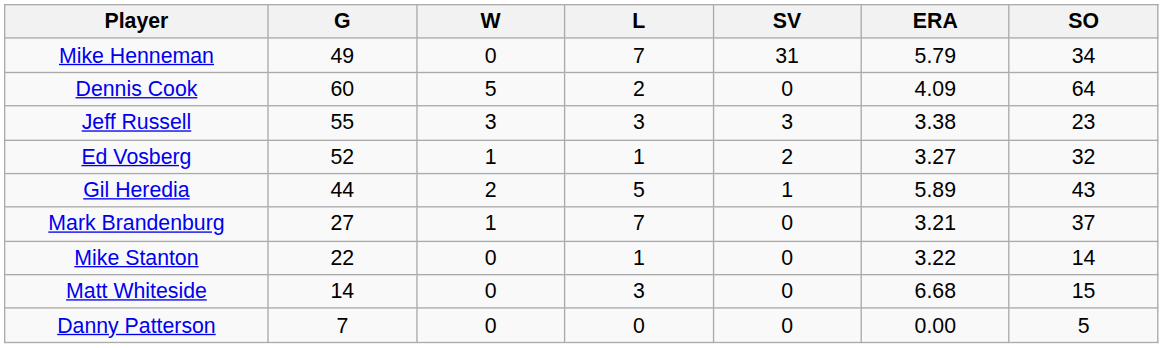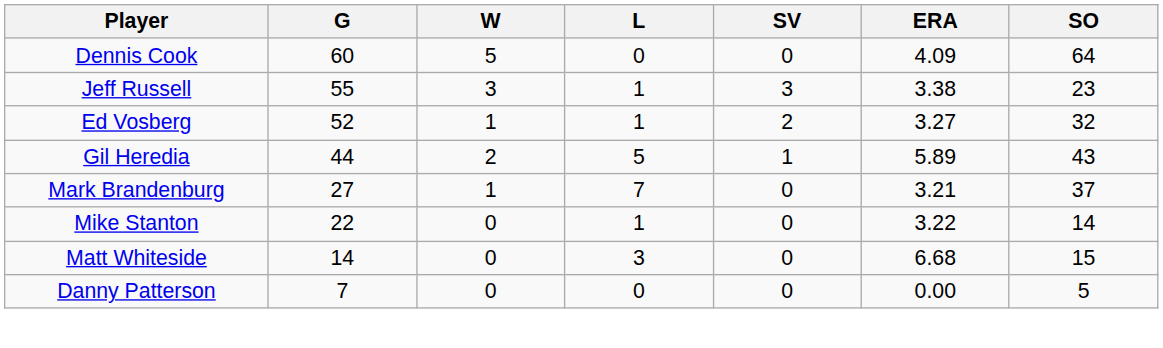- row: (136, 55)
(639, 88) 2 -> (639, 55) 0
(639, 122) 3 -> (639, 88) 1
